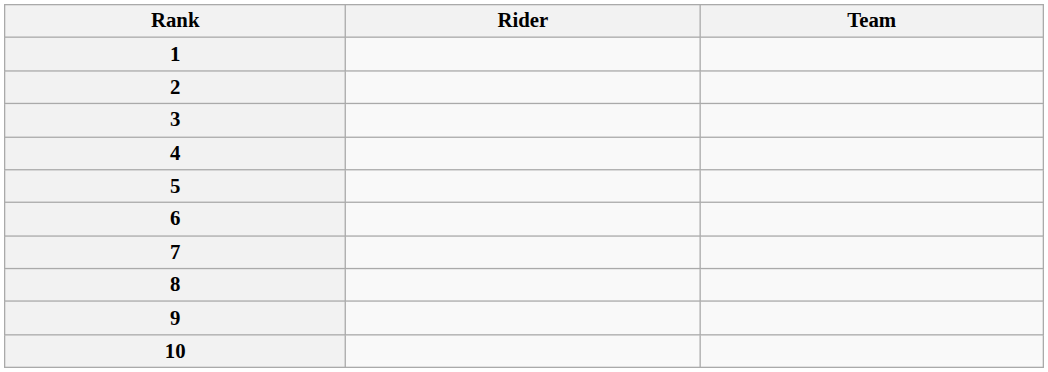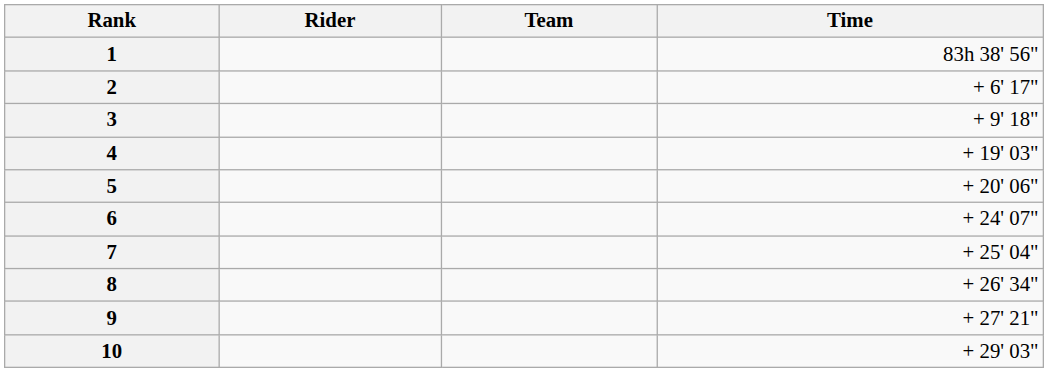+ column: (850, 20)
